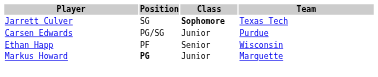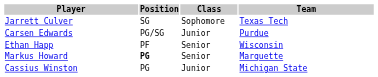(203, 21) bold -> (203, 21) normal
(196, 57) Junior -> (196, 57) Senior
+ row: (41, 68)
